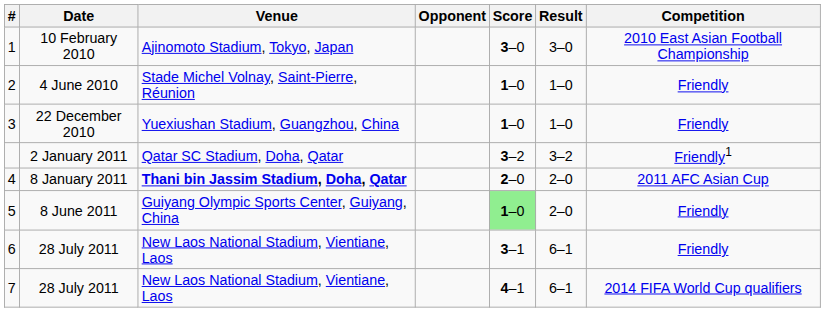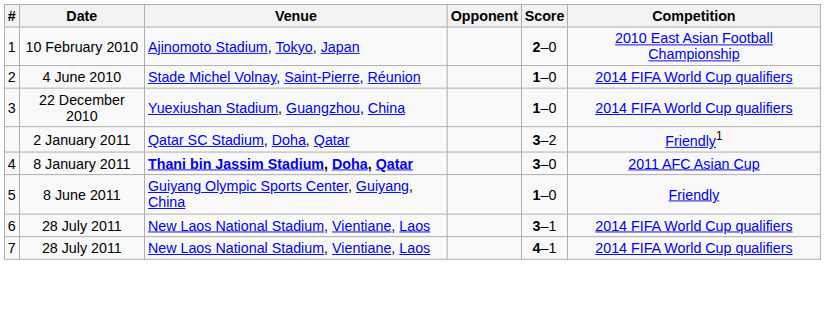- column: (561, 16)
(512, 47) 3–0 -> (545, 47) 2–0
(703, 85) Friendly -> (694, 77) 2014 FIFA World Cup qualifiers
(703, 124) Friendly -> (694, 108) 2014 FIFA World Cup qualifiers
(512, 180) 2–0 -> (545, 164) 3–0
(512, 210) lightgreen background -> (545, 195) no background
(703, 249) Friendly -> (694, 225) 2014 FIFA World Cup qualifiers
